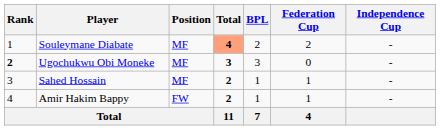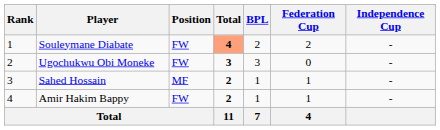(180, 44) MF -> (180, 44) FW
(10, 62) bold -> (10, 62) normal
(180, 62) MF -> (180, 62) FW
